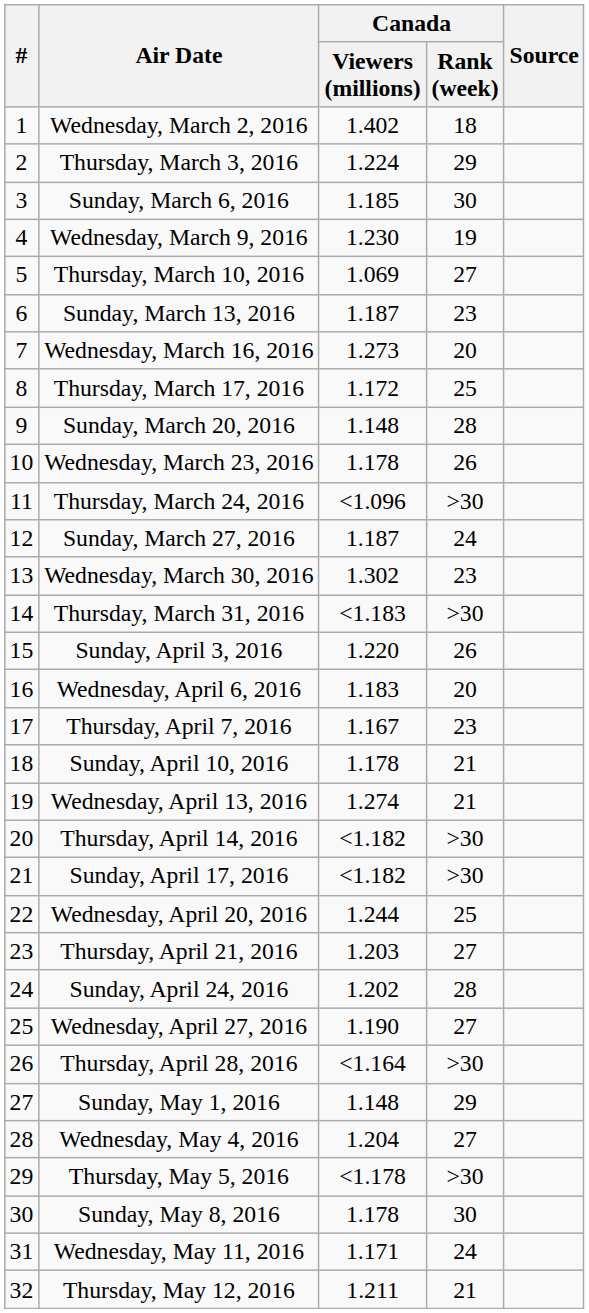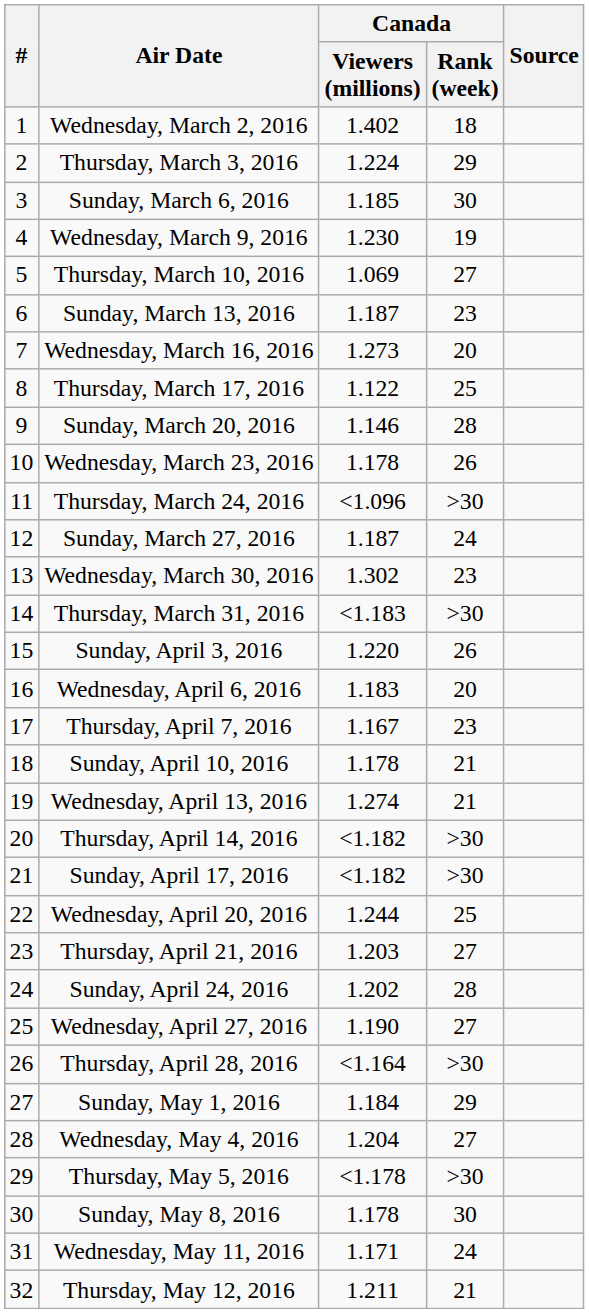(373, 387) 1.172 -> (373, 387) 1.122
(373, 425) 1.148 -> (373, 425) 1.146
(373, 1101) 1.148 -> (373, 1101) 1.184
